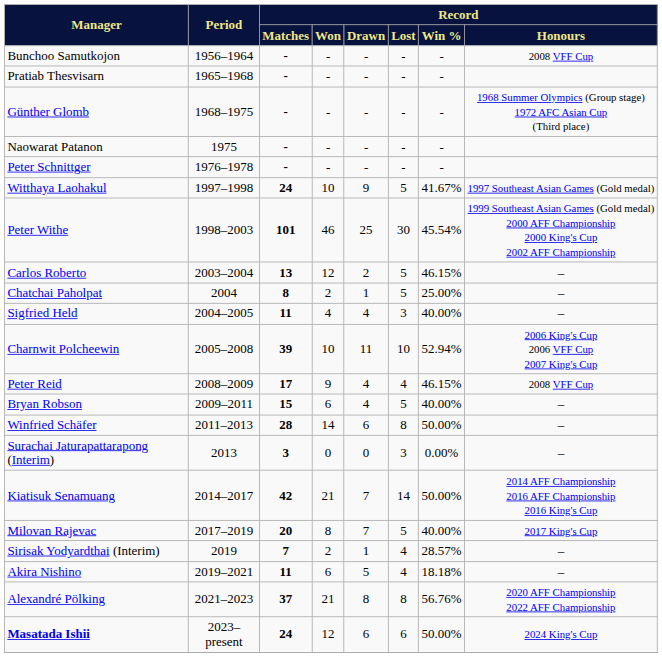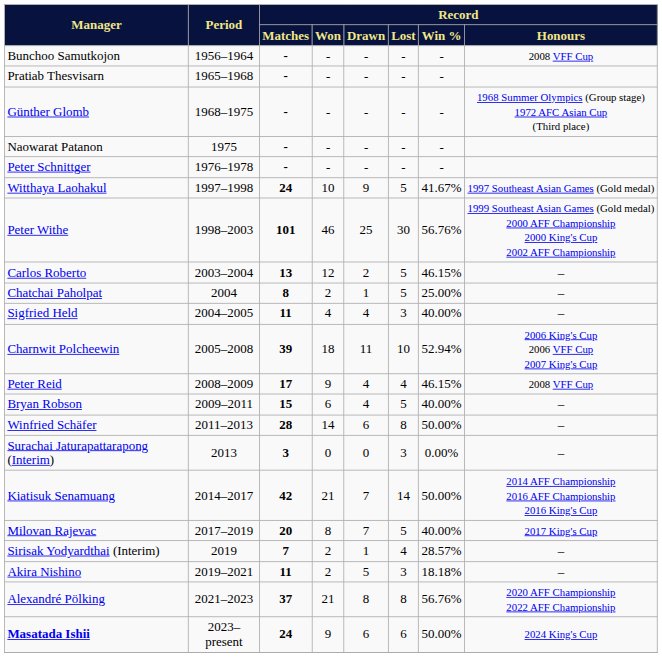(442, 230) 45.54% -> (442, 230) 56.76%
(328, 348) 10 -> (328, 348) 18
(328, 571) 6 -> (328, 571) 2
(403, 571) 4 -> (403, 571) 3
(328, 634) 12 -> (328, 634) 9
